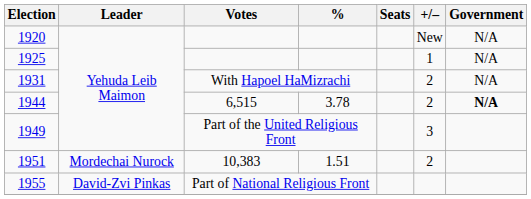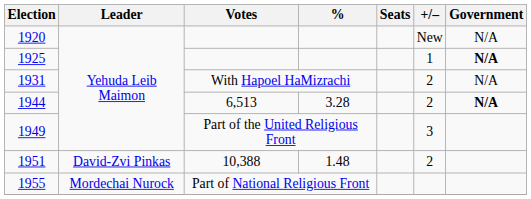(486, 59) normal -> (486, 59) bold
(241, 102) 6,515 -> (241, 102) 6,513
(338, 102) 3.78 -> (338, 102) 3.28
(122, 161) Mordechai Nurock -> (122, 161) David-Zvi Pinkas
(241, 161) 10,383 -> (241, 161) 10,388
(338, 161) 1.51 -> (338, 161) 1.48
(122, 183) David-Zvi Pinkas -> (122, 183) Mordechai Nurock
